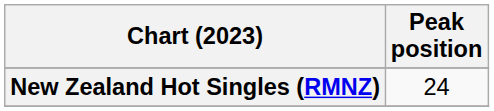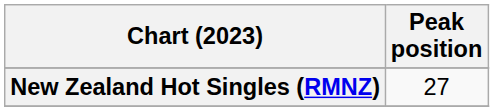(437, 86) 24 -> (437, 86) 27
